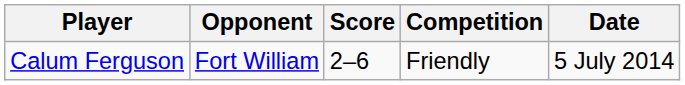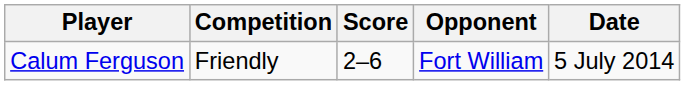columns swapped: (475, 23) <-> (257, 23)
